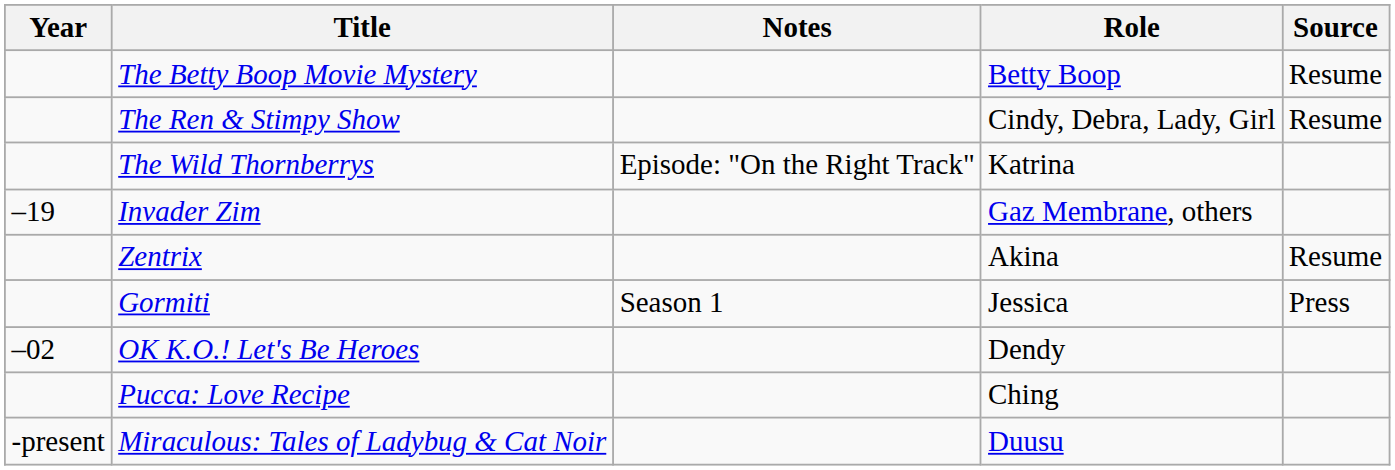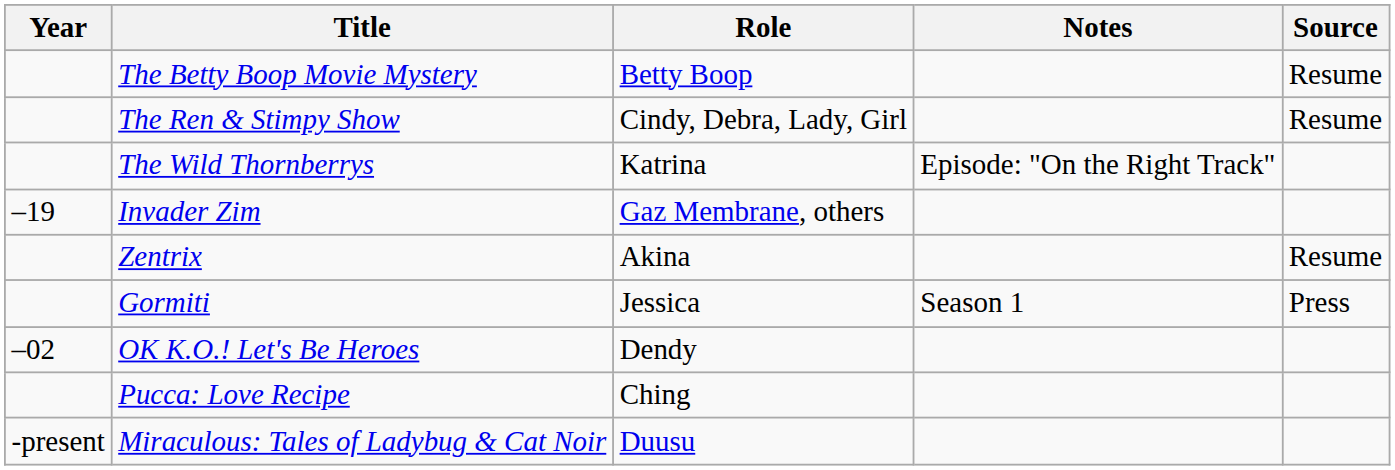columns swapped: (1132, 27) <-> (797, 27)
